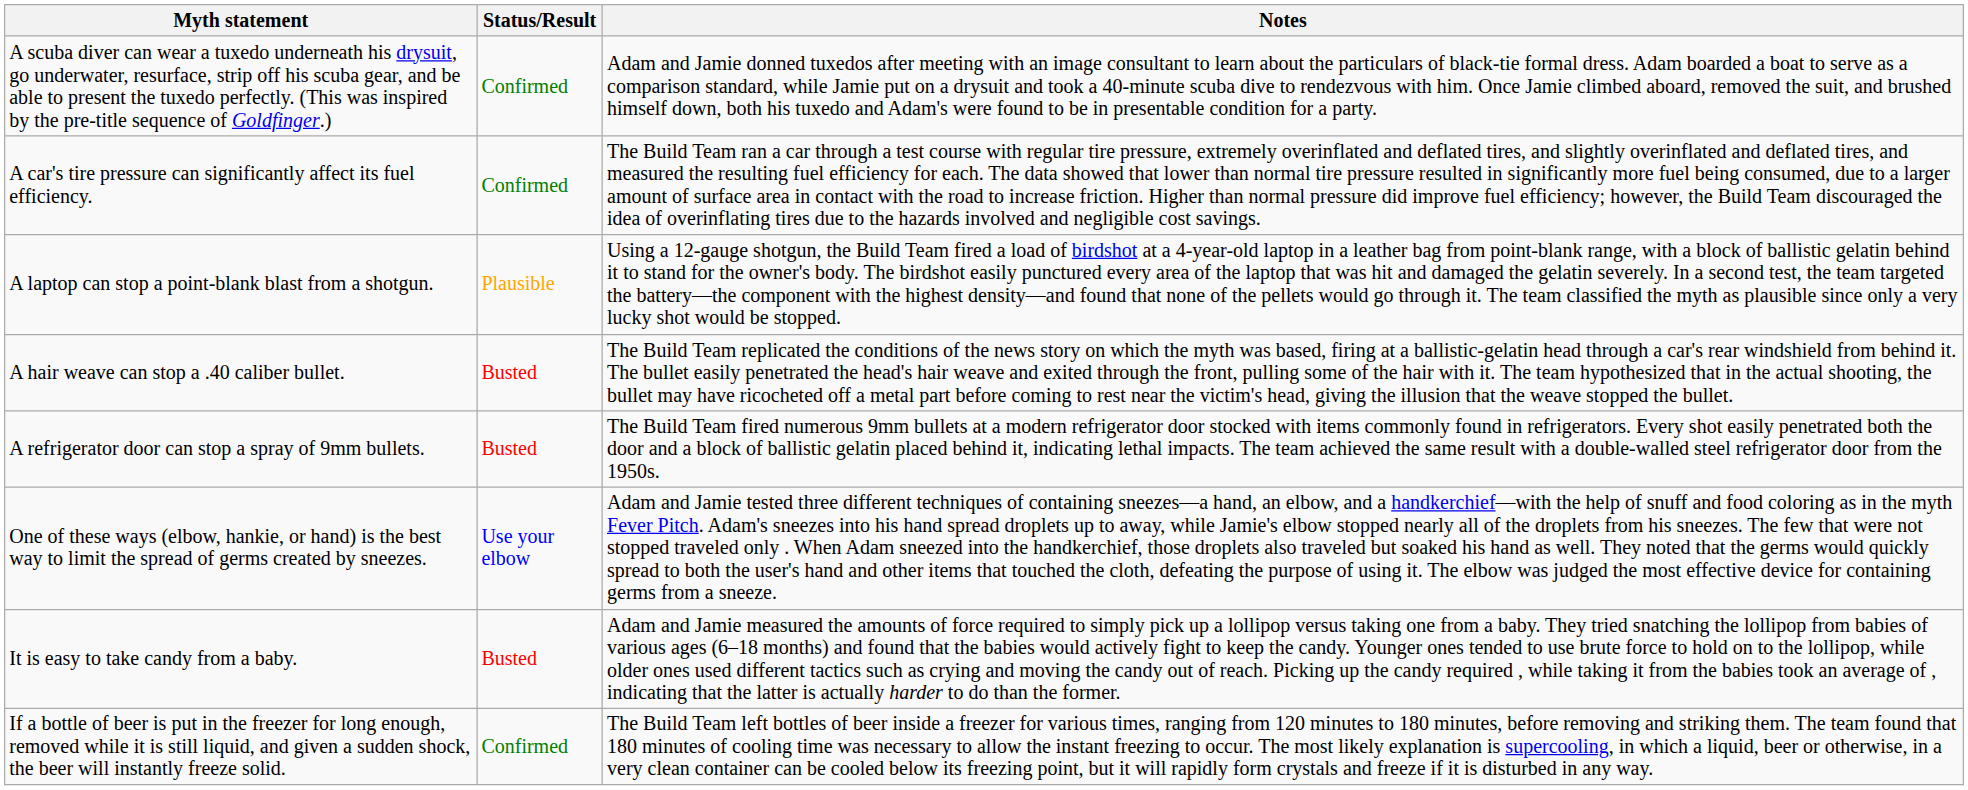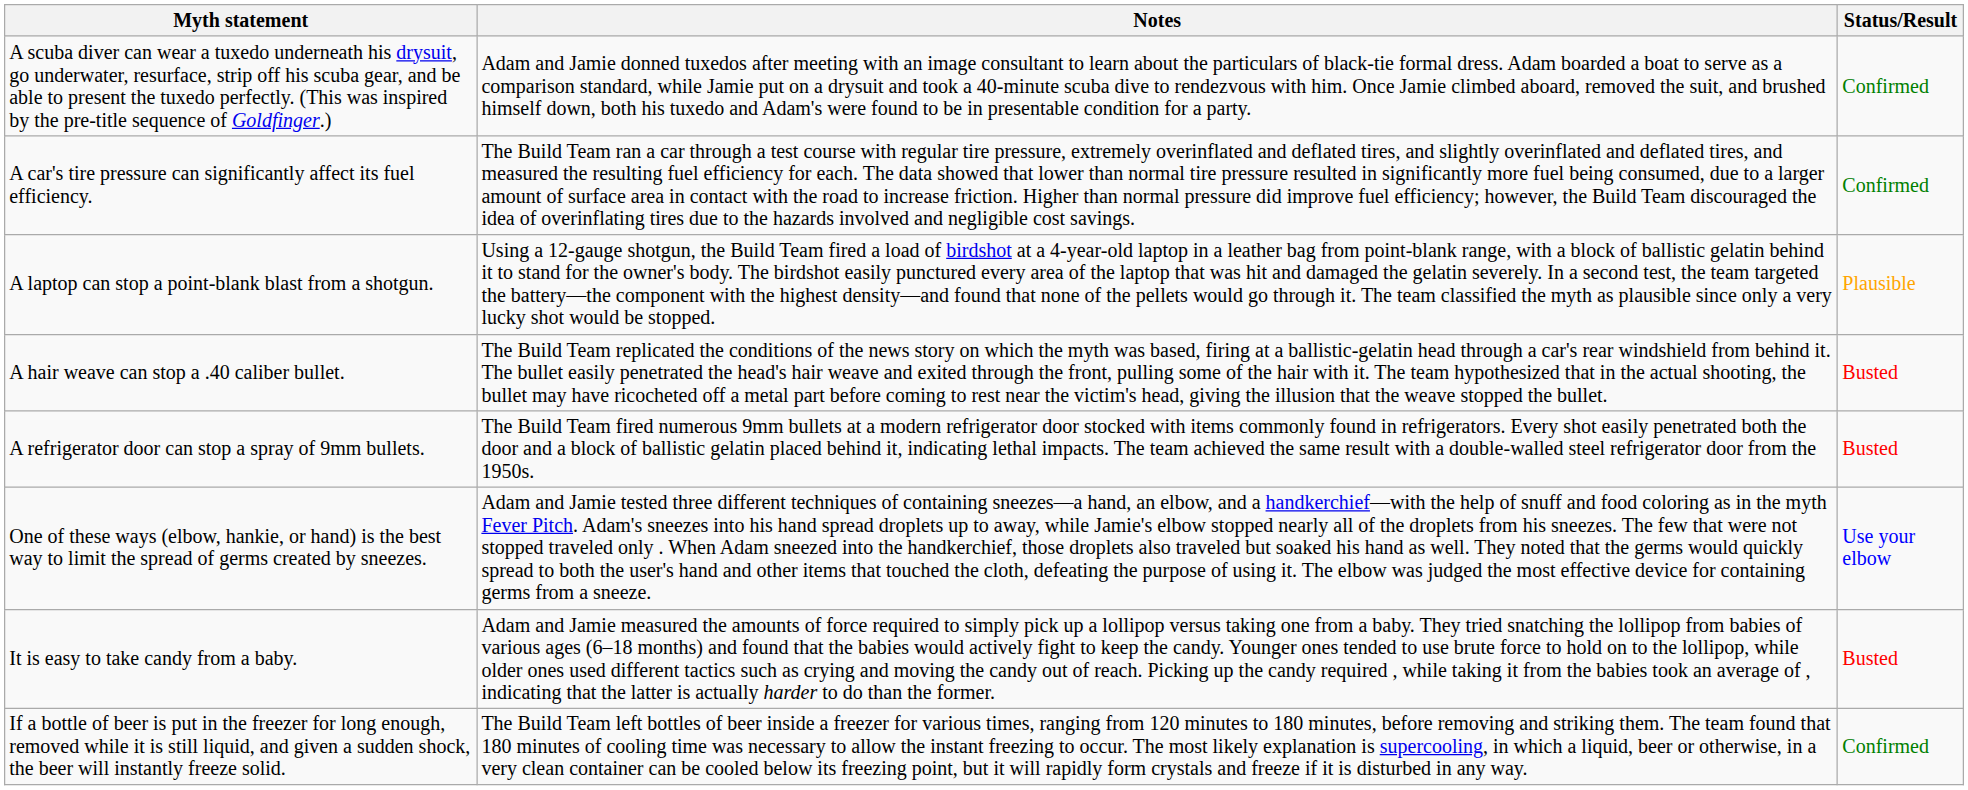columns swapped: (540, 20) <-> (1283, 20)
